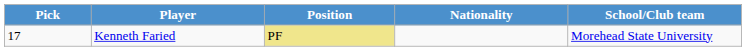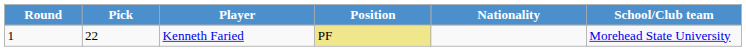+ column: (43, 14)
(14, 35) 17 -> (92, 35) 22
